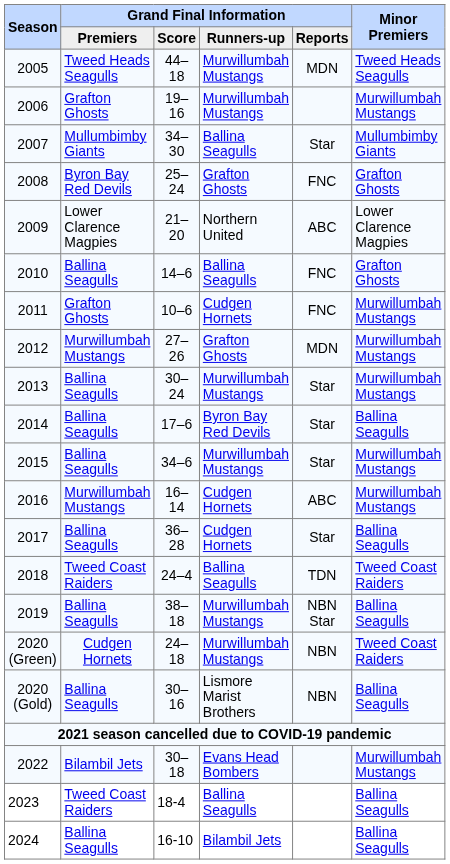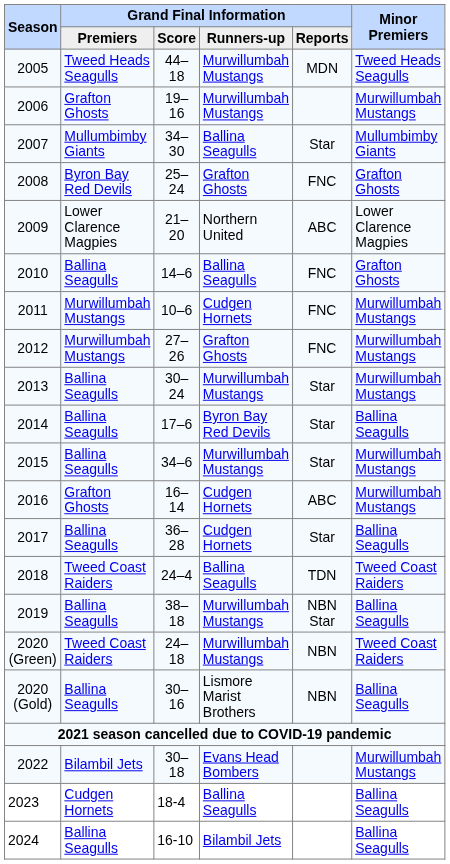(88, 311) Grafton Ghosts -> (107, 311) Murwillumbah Mustangs
(322, 348) MDN -> (322, 348) FNC
(107, 500) Murwillumbah Mustangs -> (88, 500) Grafton Ghosts
(107, 651) Cudgen Hornets -> (105, 651) Tweed Coast Raiders
(105, 802) Tweed Coast Raiders -> (89, 802) Cudgen Hornets
